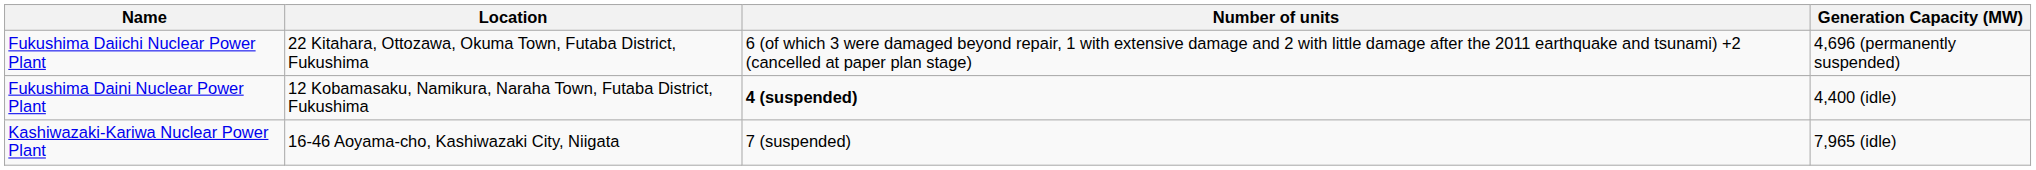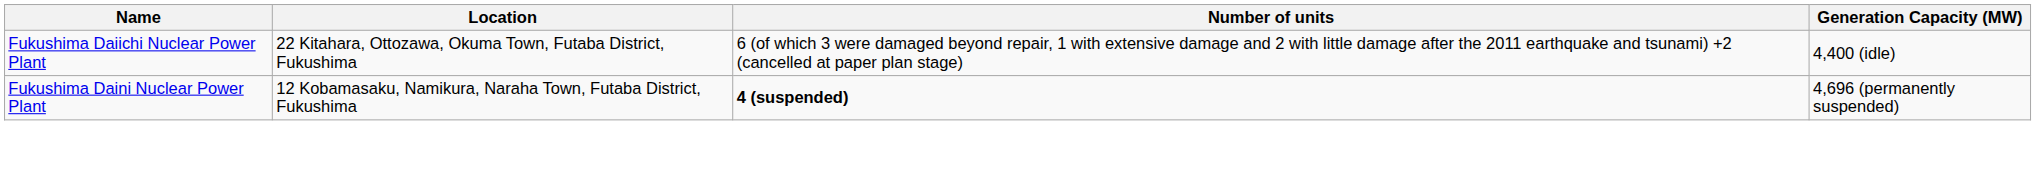(1885, 52) 4,696 (permanently suspended) -> (1854, 52) 4,400 (idle)
(1855, 97) 4,400 (idle) -> (1884, 97) 4,696 (permanently suspended)
- row: (138, 142)
